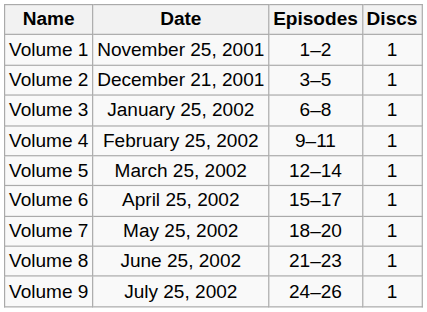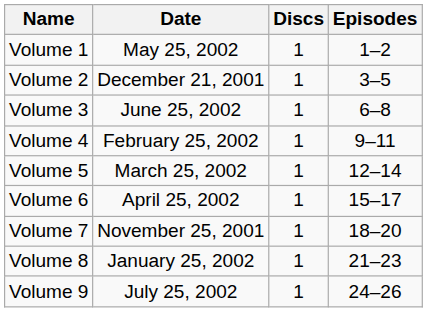columns swapped: (392, 19) <-> (315, 19)
(181, 49) November 25, 2001 -> (181, 49) May 25, 2002
(181, 110) January 25, 2002 -> (181, 110) June 25, 2002
(181, 230) May 25, 2002 -> (181, 230) November 25, 2001
(181, 261) June 25, 2002 -> (181, 261) January 25, 2002
